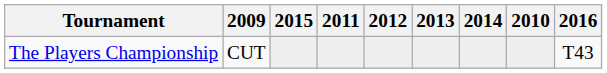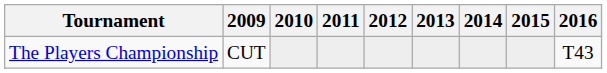columns swapped: (531, 20) <-> (294, 20)
